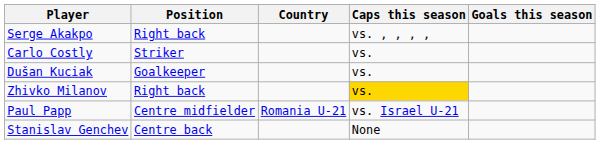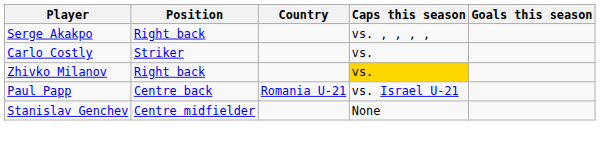- row: (50, 72)
(195, 110) Centre midfielder -> (173, 91) Centre back
(173, 130) Centre back -> (195, 110) Centre midfielder
